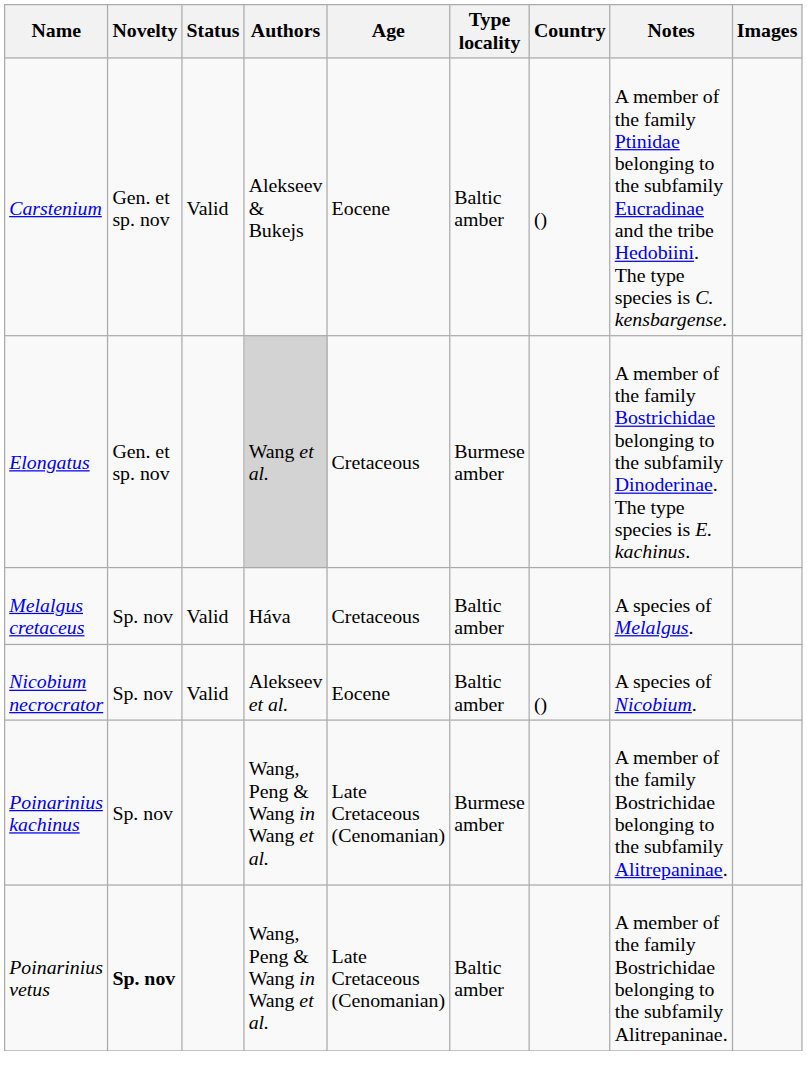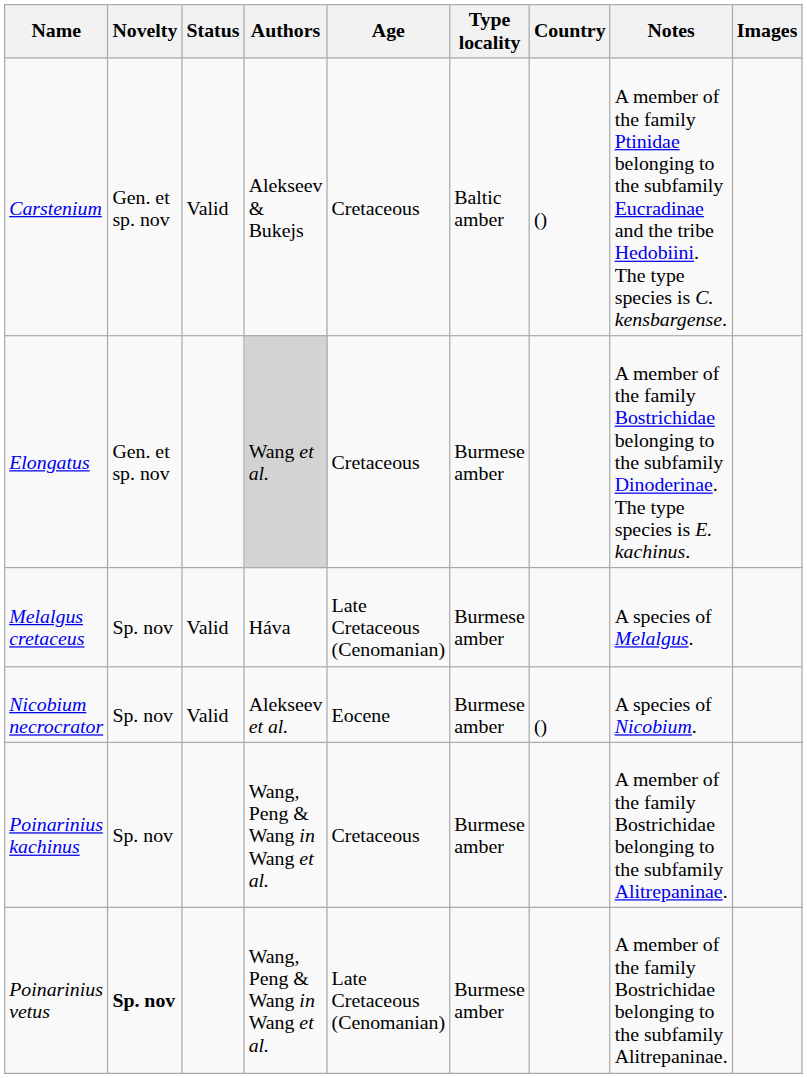(361, 207) Eocene -> (376, 207) Cretaceous
(376, 616) Cretaceous -> (388, 627) Late Cretaceous (Cenomanian)
(479, 616) Baltic amber -> (489, 627) Burmese amber
(479, 692) Baltic amber -> (489, 715) Burmese amber
(388, 813) Late Cretaceous (Cenomanian) -> (376, 835) Cretaceous
(479, 979) Baltic amber -> (489, 1001) Burmese amber
